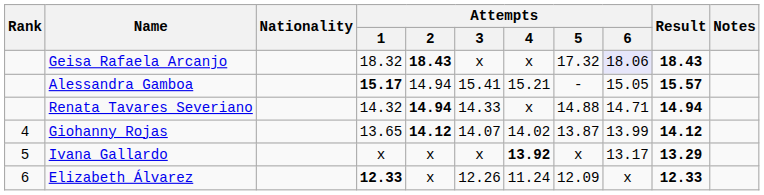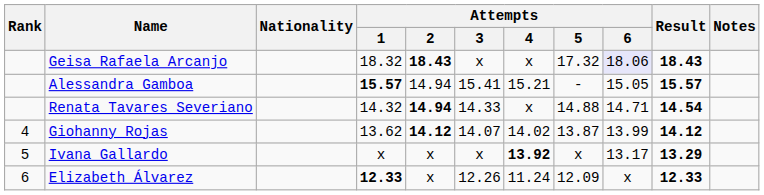(381, 85) 15.17 -> (381, 85) 15.57
(681, 108) 14.94 -> (681, 108) 14.54
(381, 132) 13.65 -> (381, 132) 13.62
